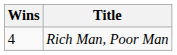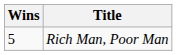(11, 38) 4 -> (11, 38) 5
